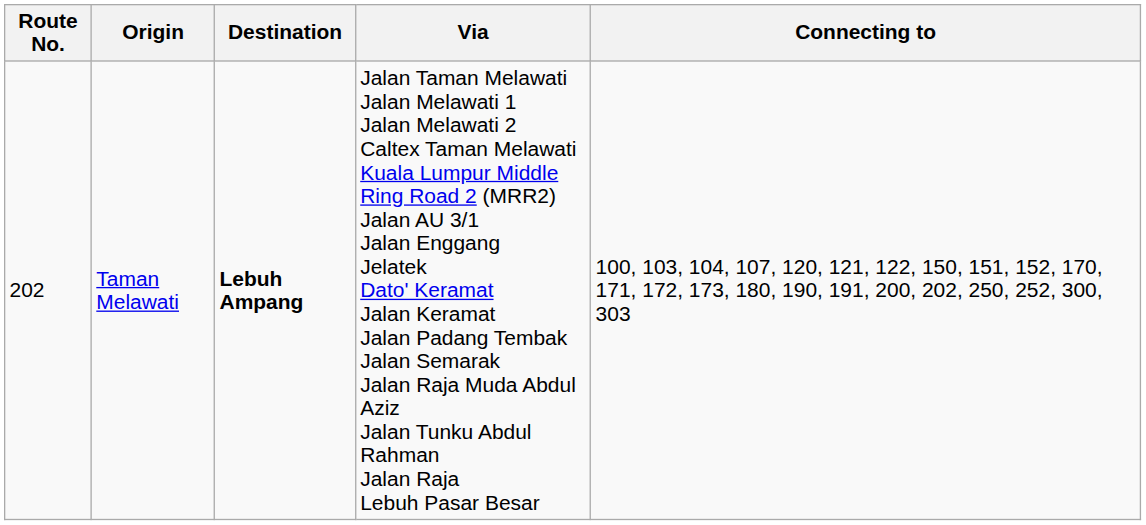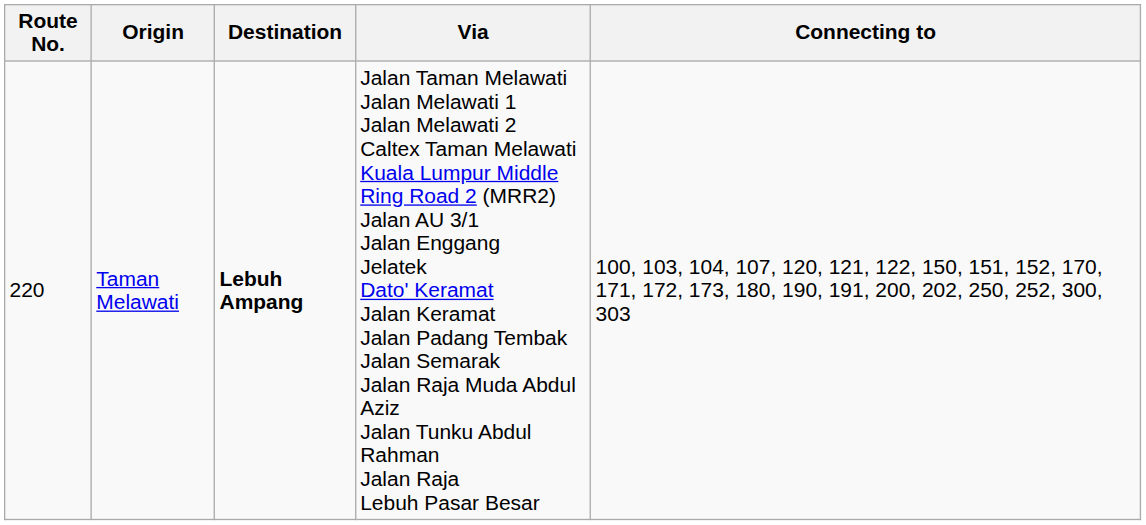(27, 290) 202 -> (27, 290) 220
